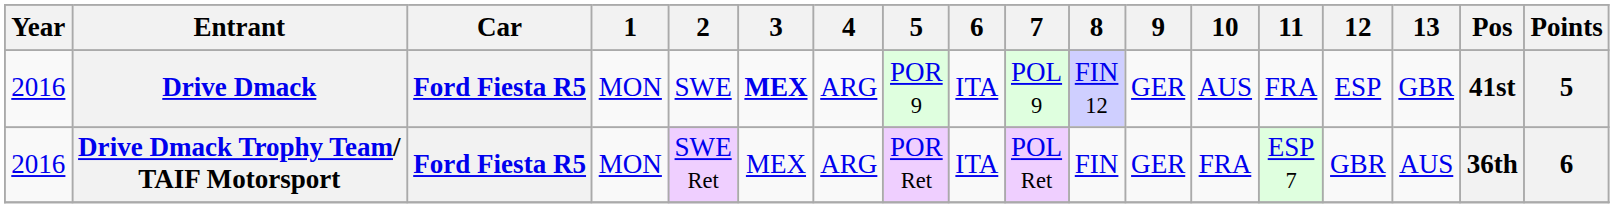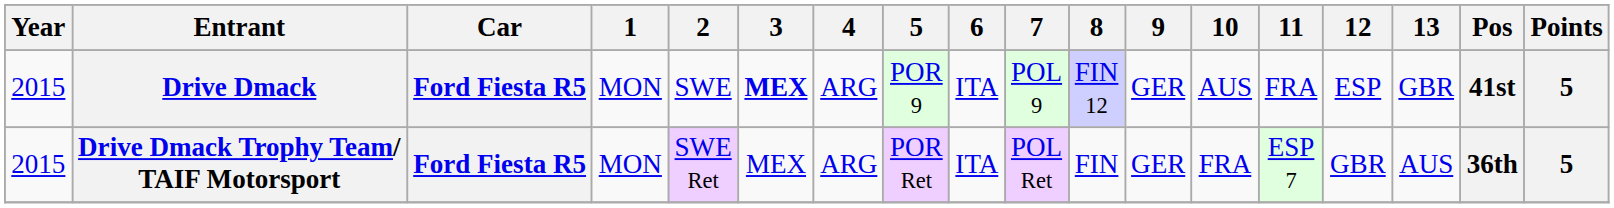(38, 87) 2016 -> (38, 87) 2015
(38, 164) 2016 -> (38, 164) 2015
(1567, 164) 6 -> (1567, 164) 5
